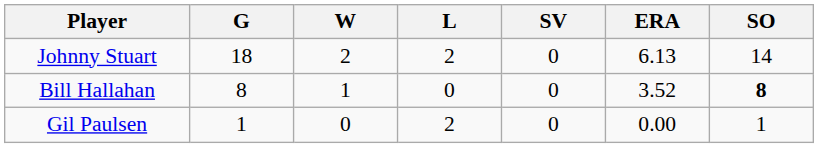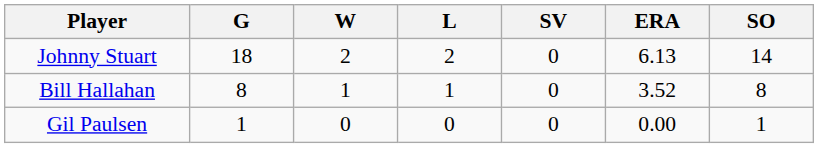(449, 90) 0 -> (449, 90) 1
(761, 90) bold -> (761, 90) normal
(449, 124) 2 -> (449, 124) 0
